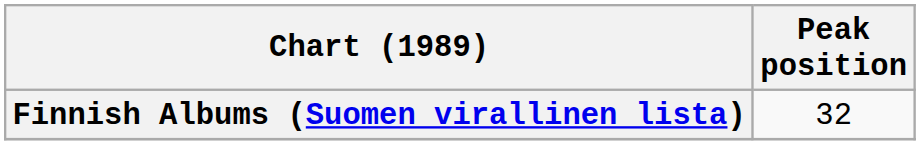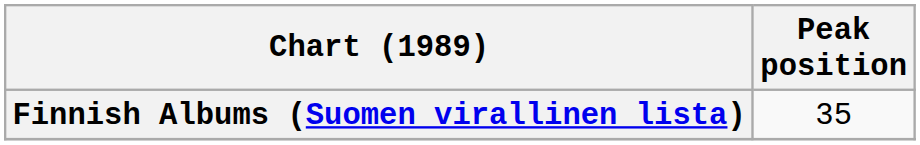(834, 115) 32 -> (834, 115) 35
